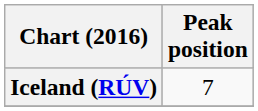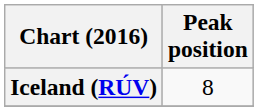(208, 86) 7 -> (208, 86) 8
